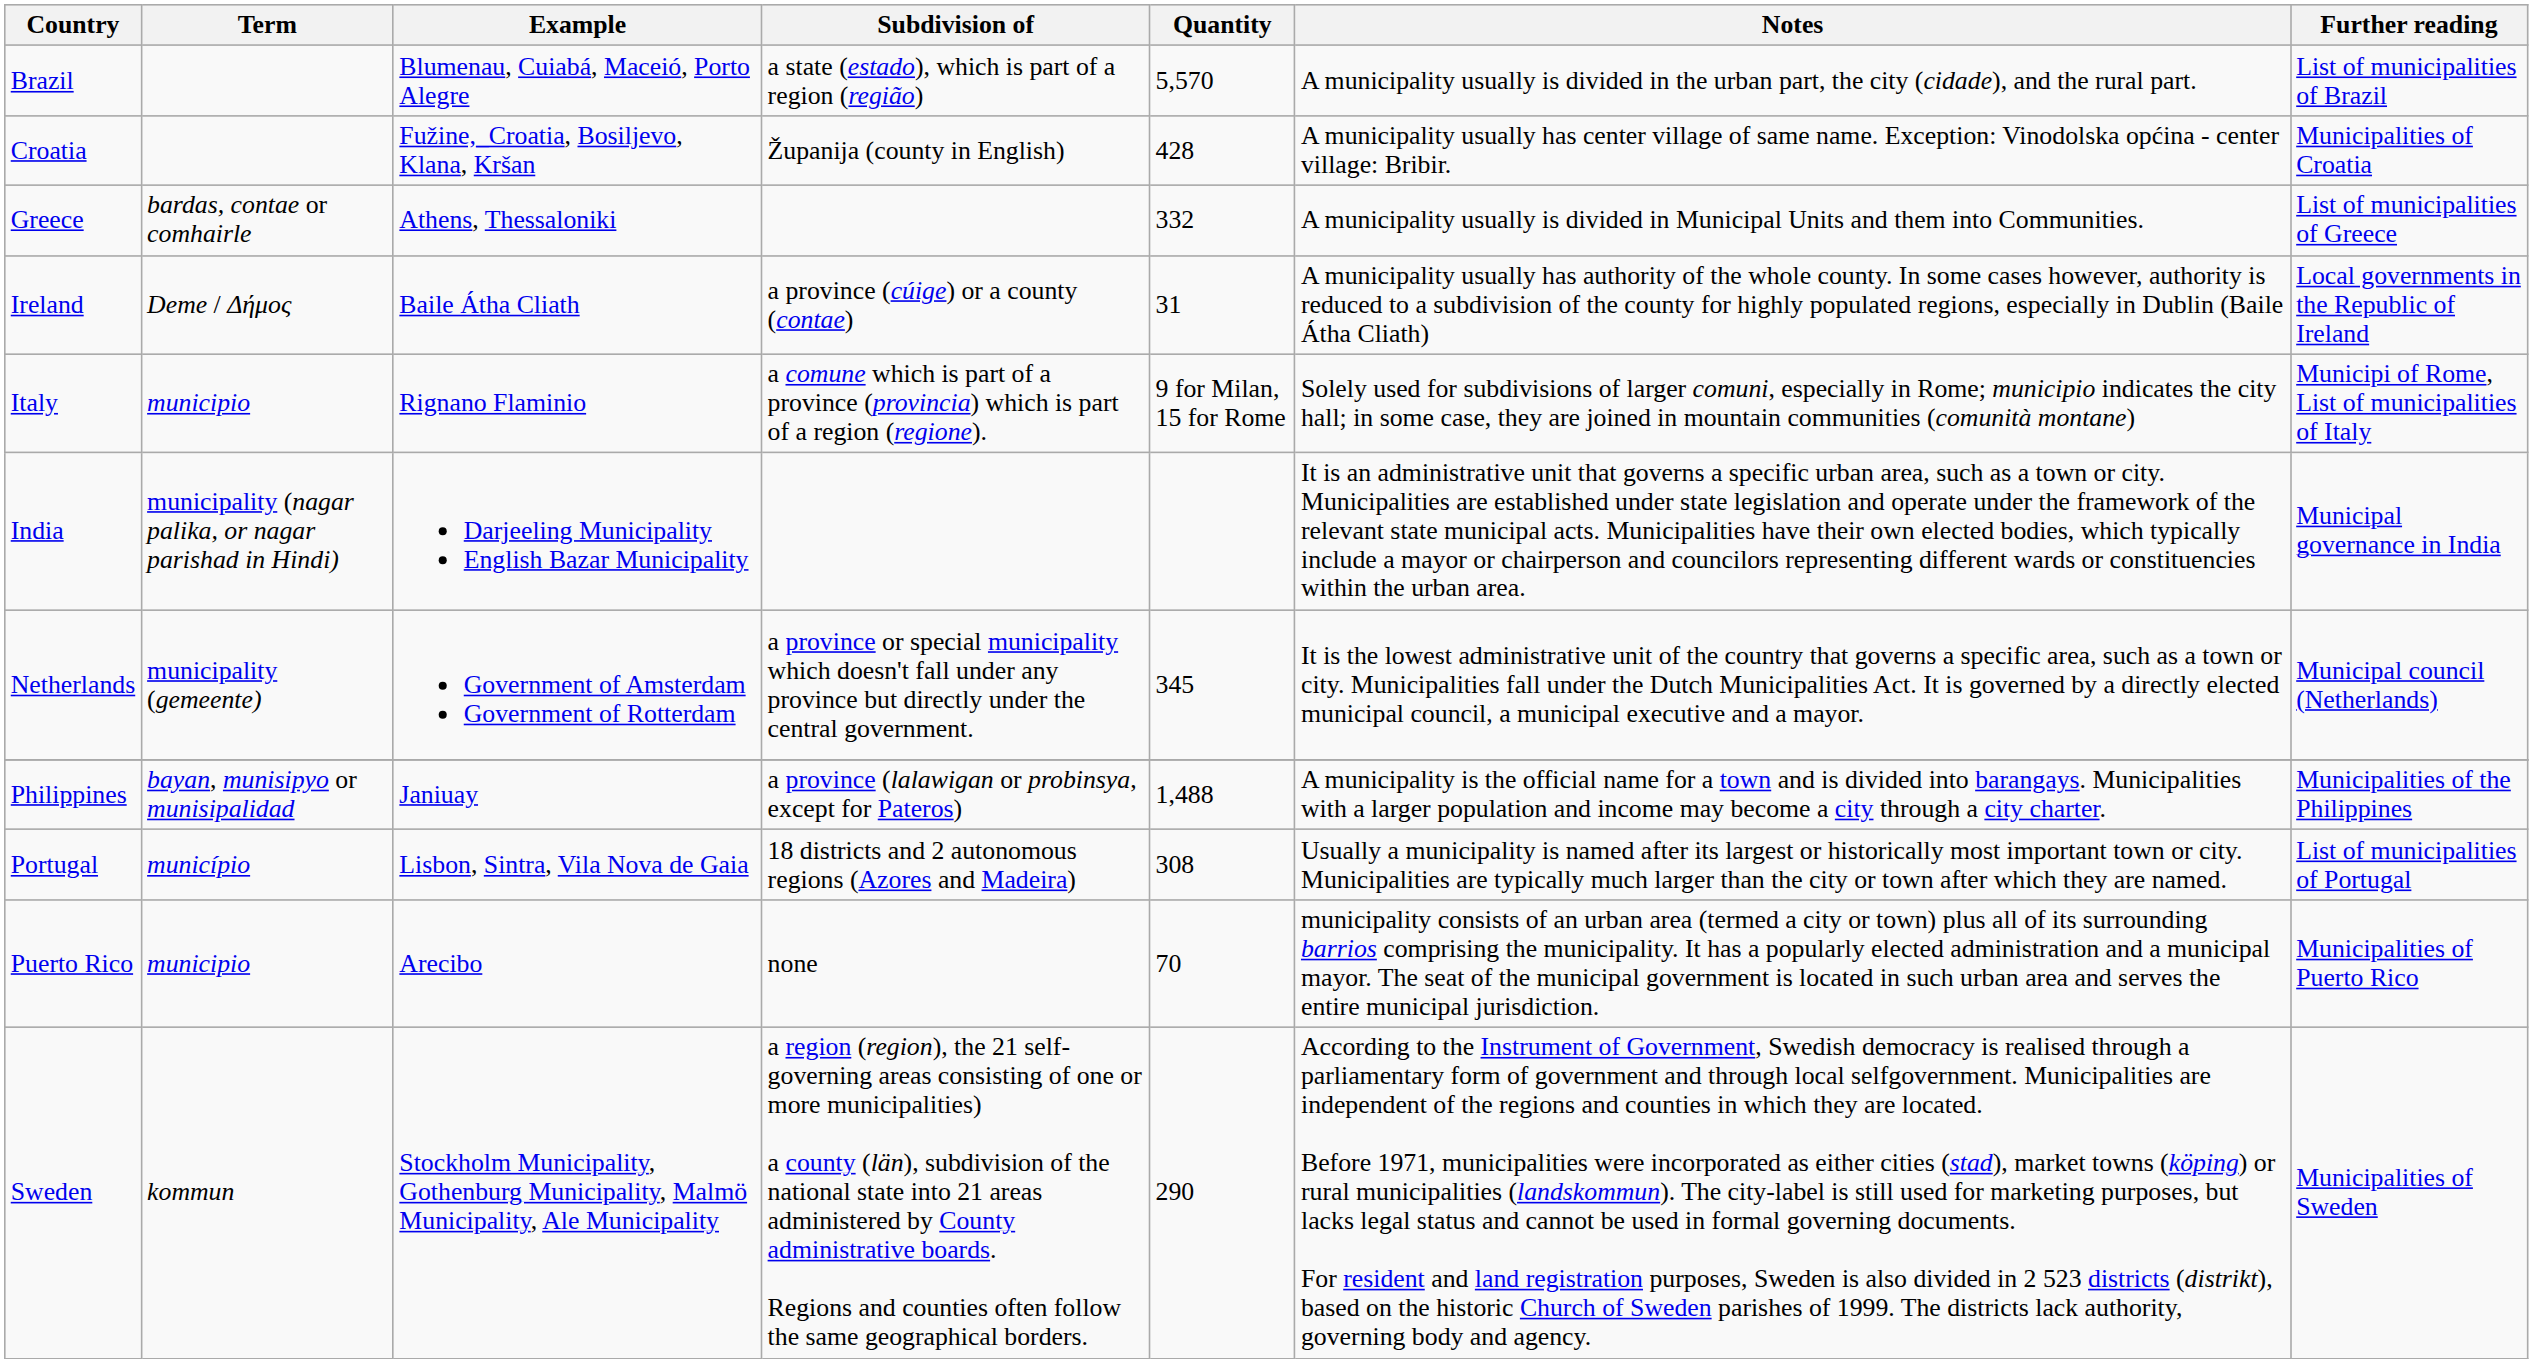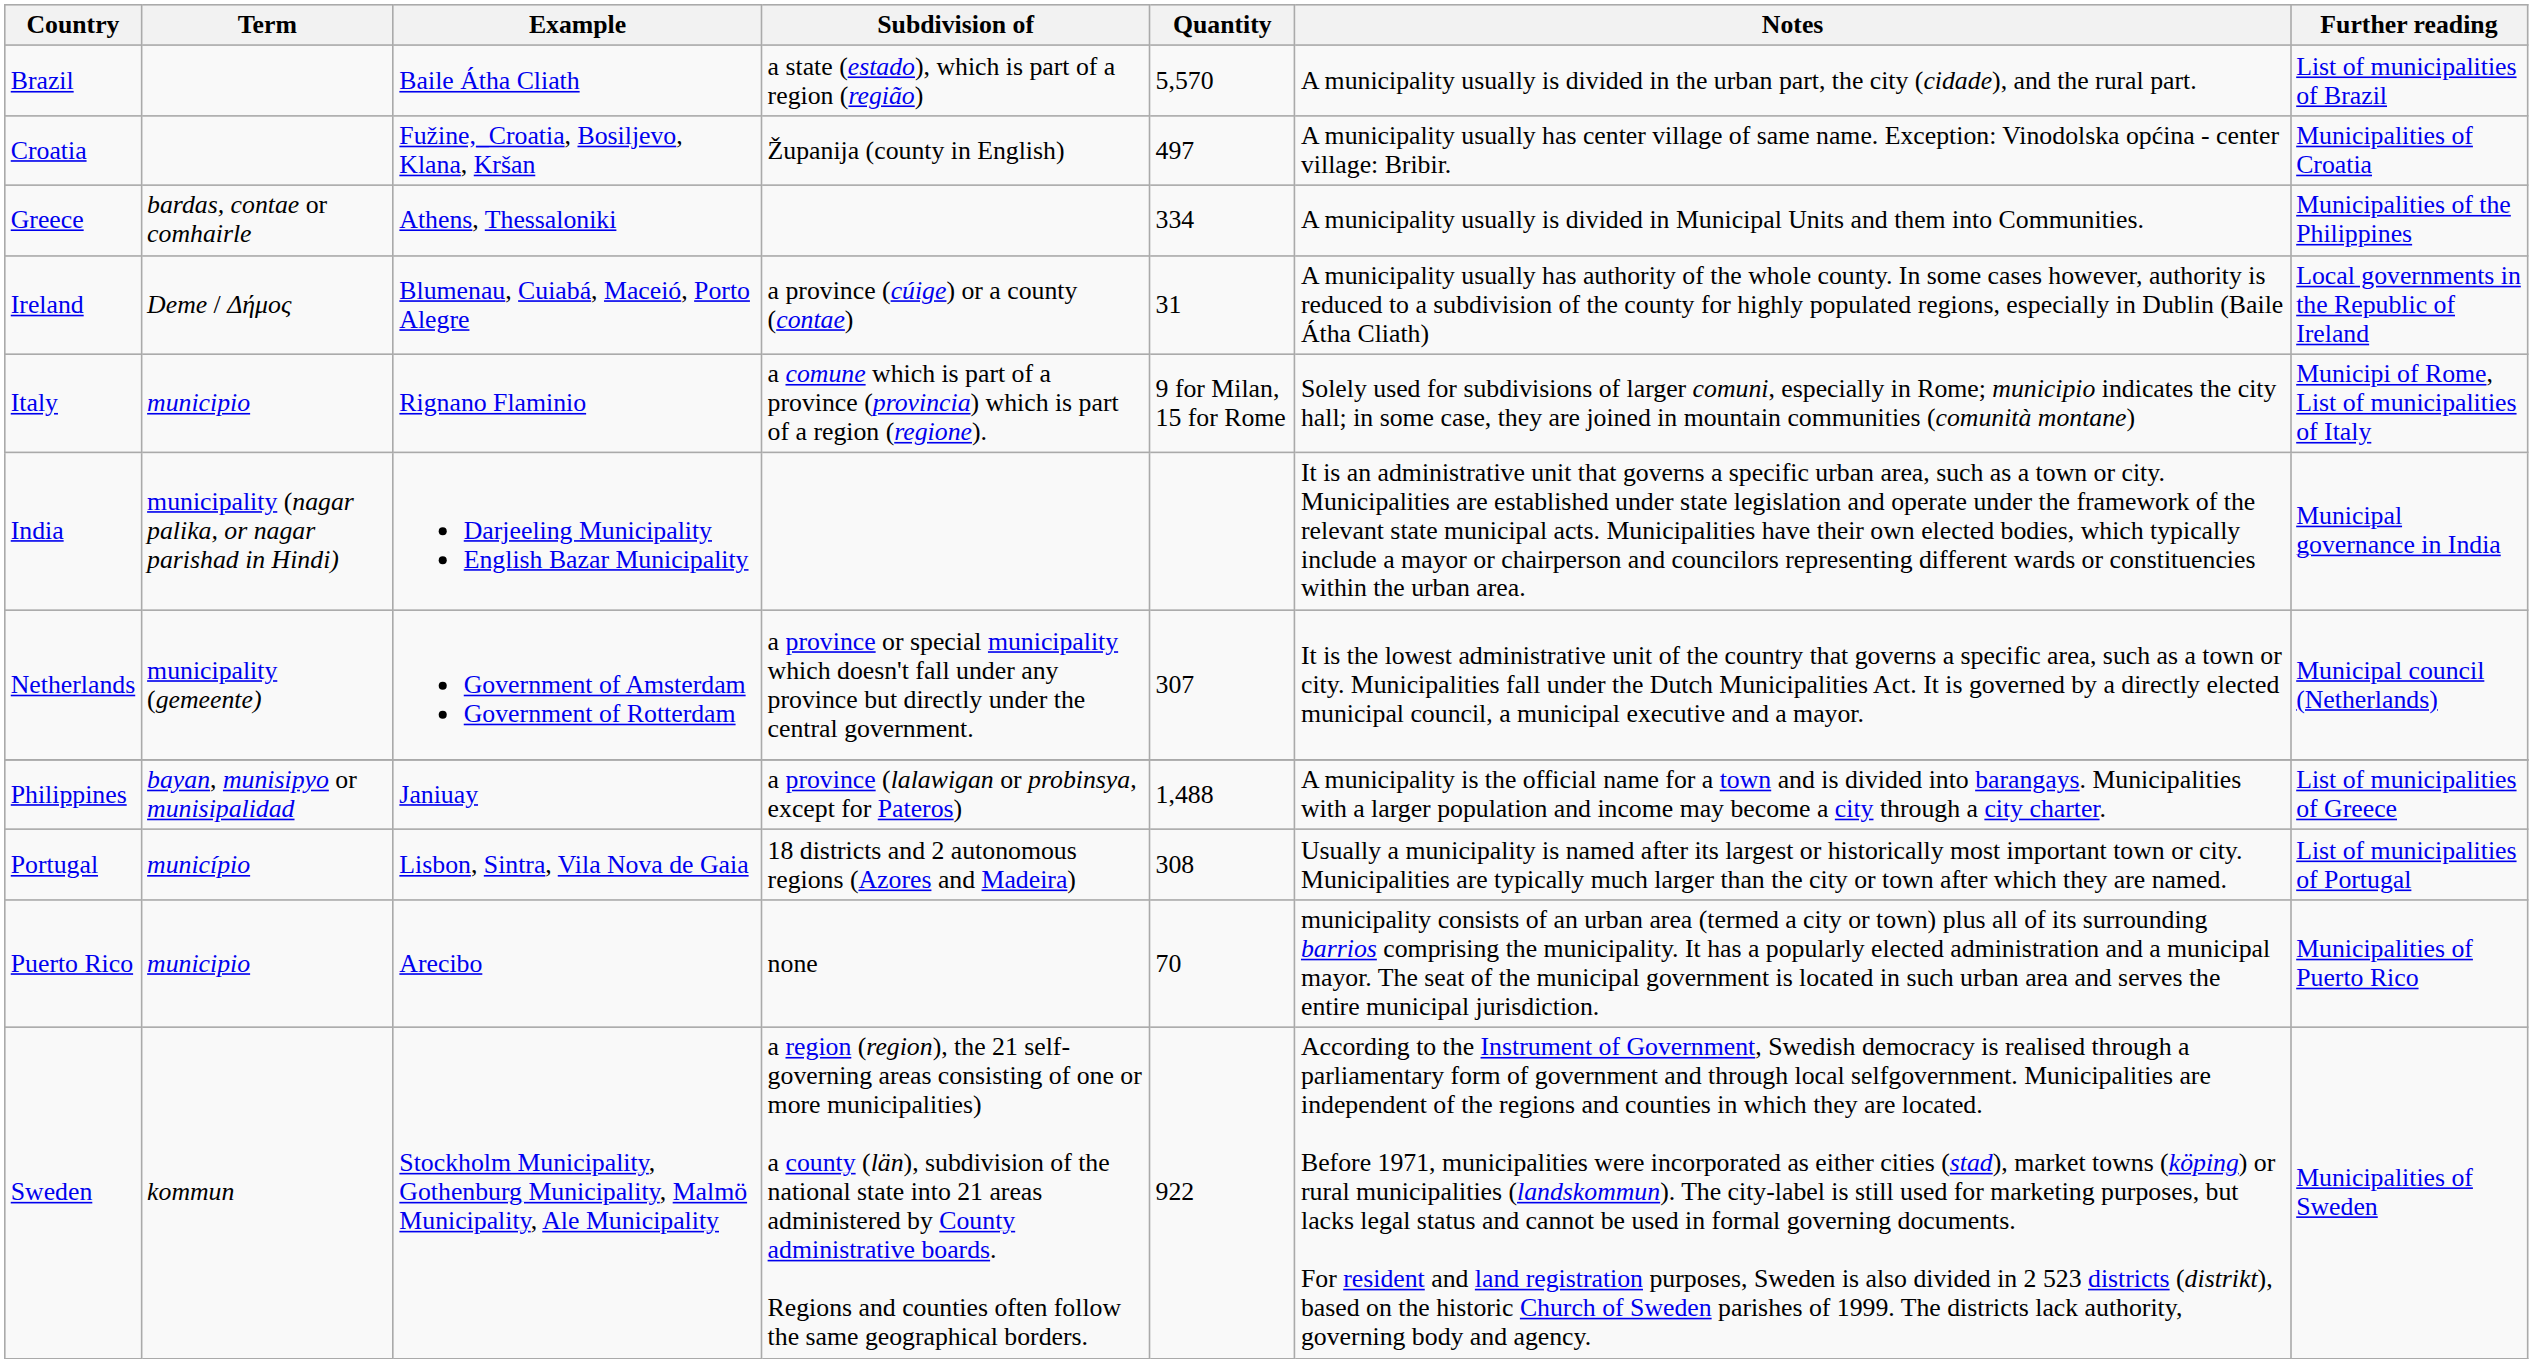(575, 80) Blumenau, Cuiabá, Maceió, Porto Alegre -> (490, 80) Baile Átha Cliath
(1175, 150) 428 -> (1175, 150) 497
(1175, 219) 332 -> (1175, 219) 334
(2406, 219) List of municipalities of Greece -> (2404, 219) Municipalities of the Philippines
(490, 304) Baile Átha Cliath -> (575, 304) Blumenau, Cuiabá, Maceió, Porto Alegre
(1175, 684) 345 -> (1175, 684) 307
(2404, 794) Municipalities of the Philippines -> (2406, 794) List of municipalities of Greece
(1175, 1192) 290 -> (1175, 1192) 922
